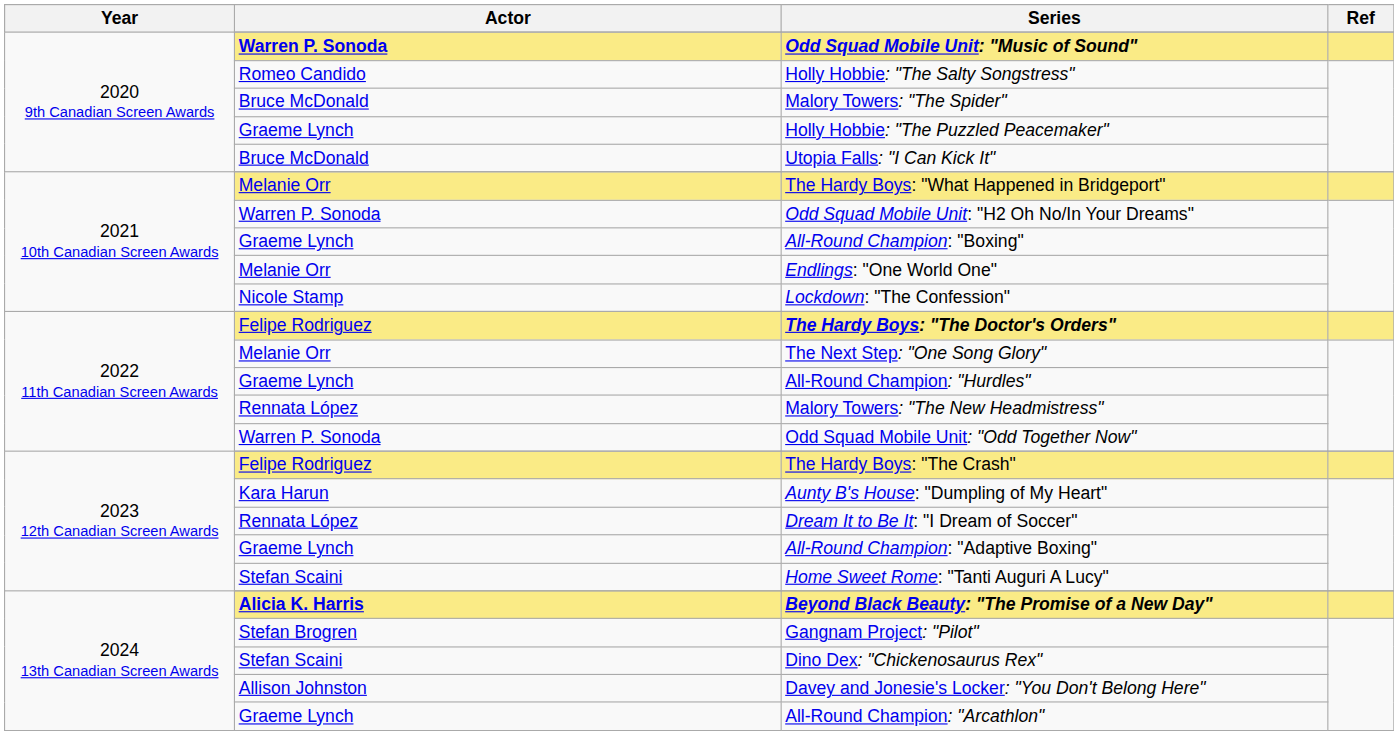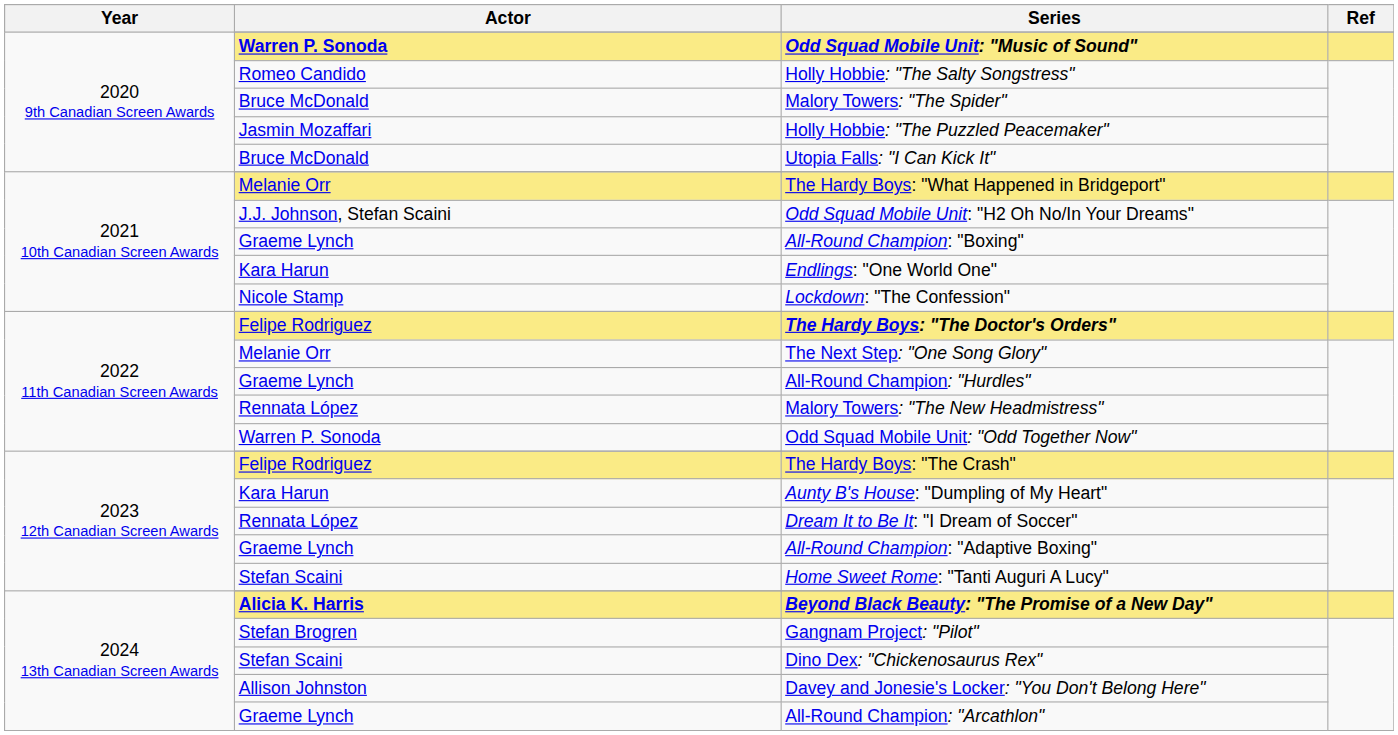(296, 130) Graeme Lynch -> (305, 130) Jasmin Mozaffari
(310, 213) Warren P. Sonoda -> (345, 213) J.J. Johnson, Stefan Scaini
(285, 269) Melanie Orr -> (284, 269) Kara Harun
